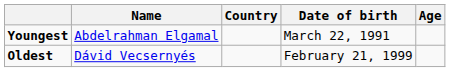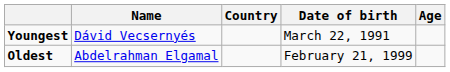(146, 35) Abdelrahman Elgamal -> (135, 35) Dávid Vecsernyés
(135, 56) Dávid Vecsernyés -> (146, 56) Abdelrahman Elgamal
